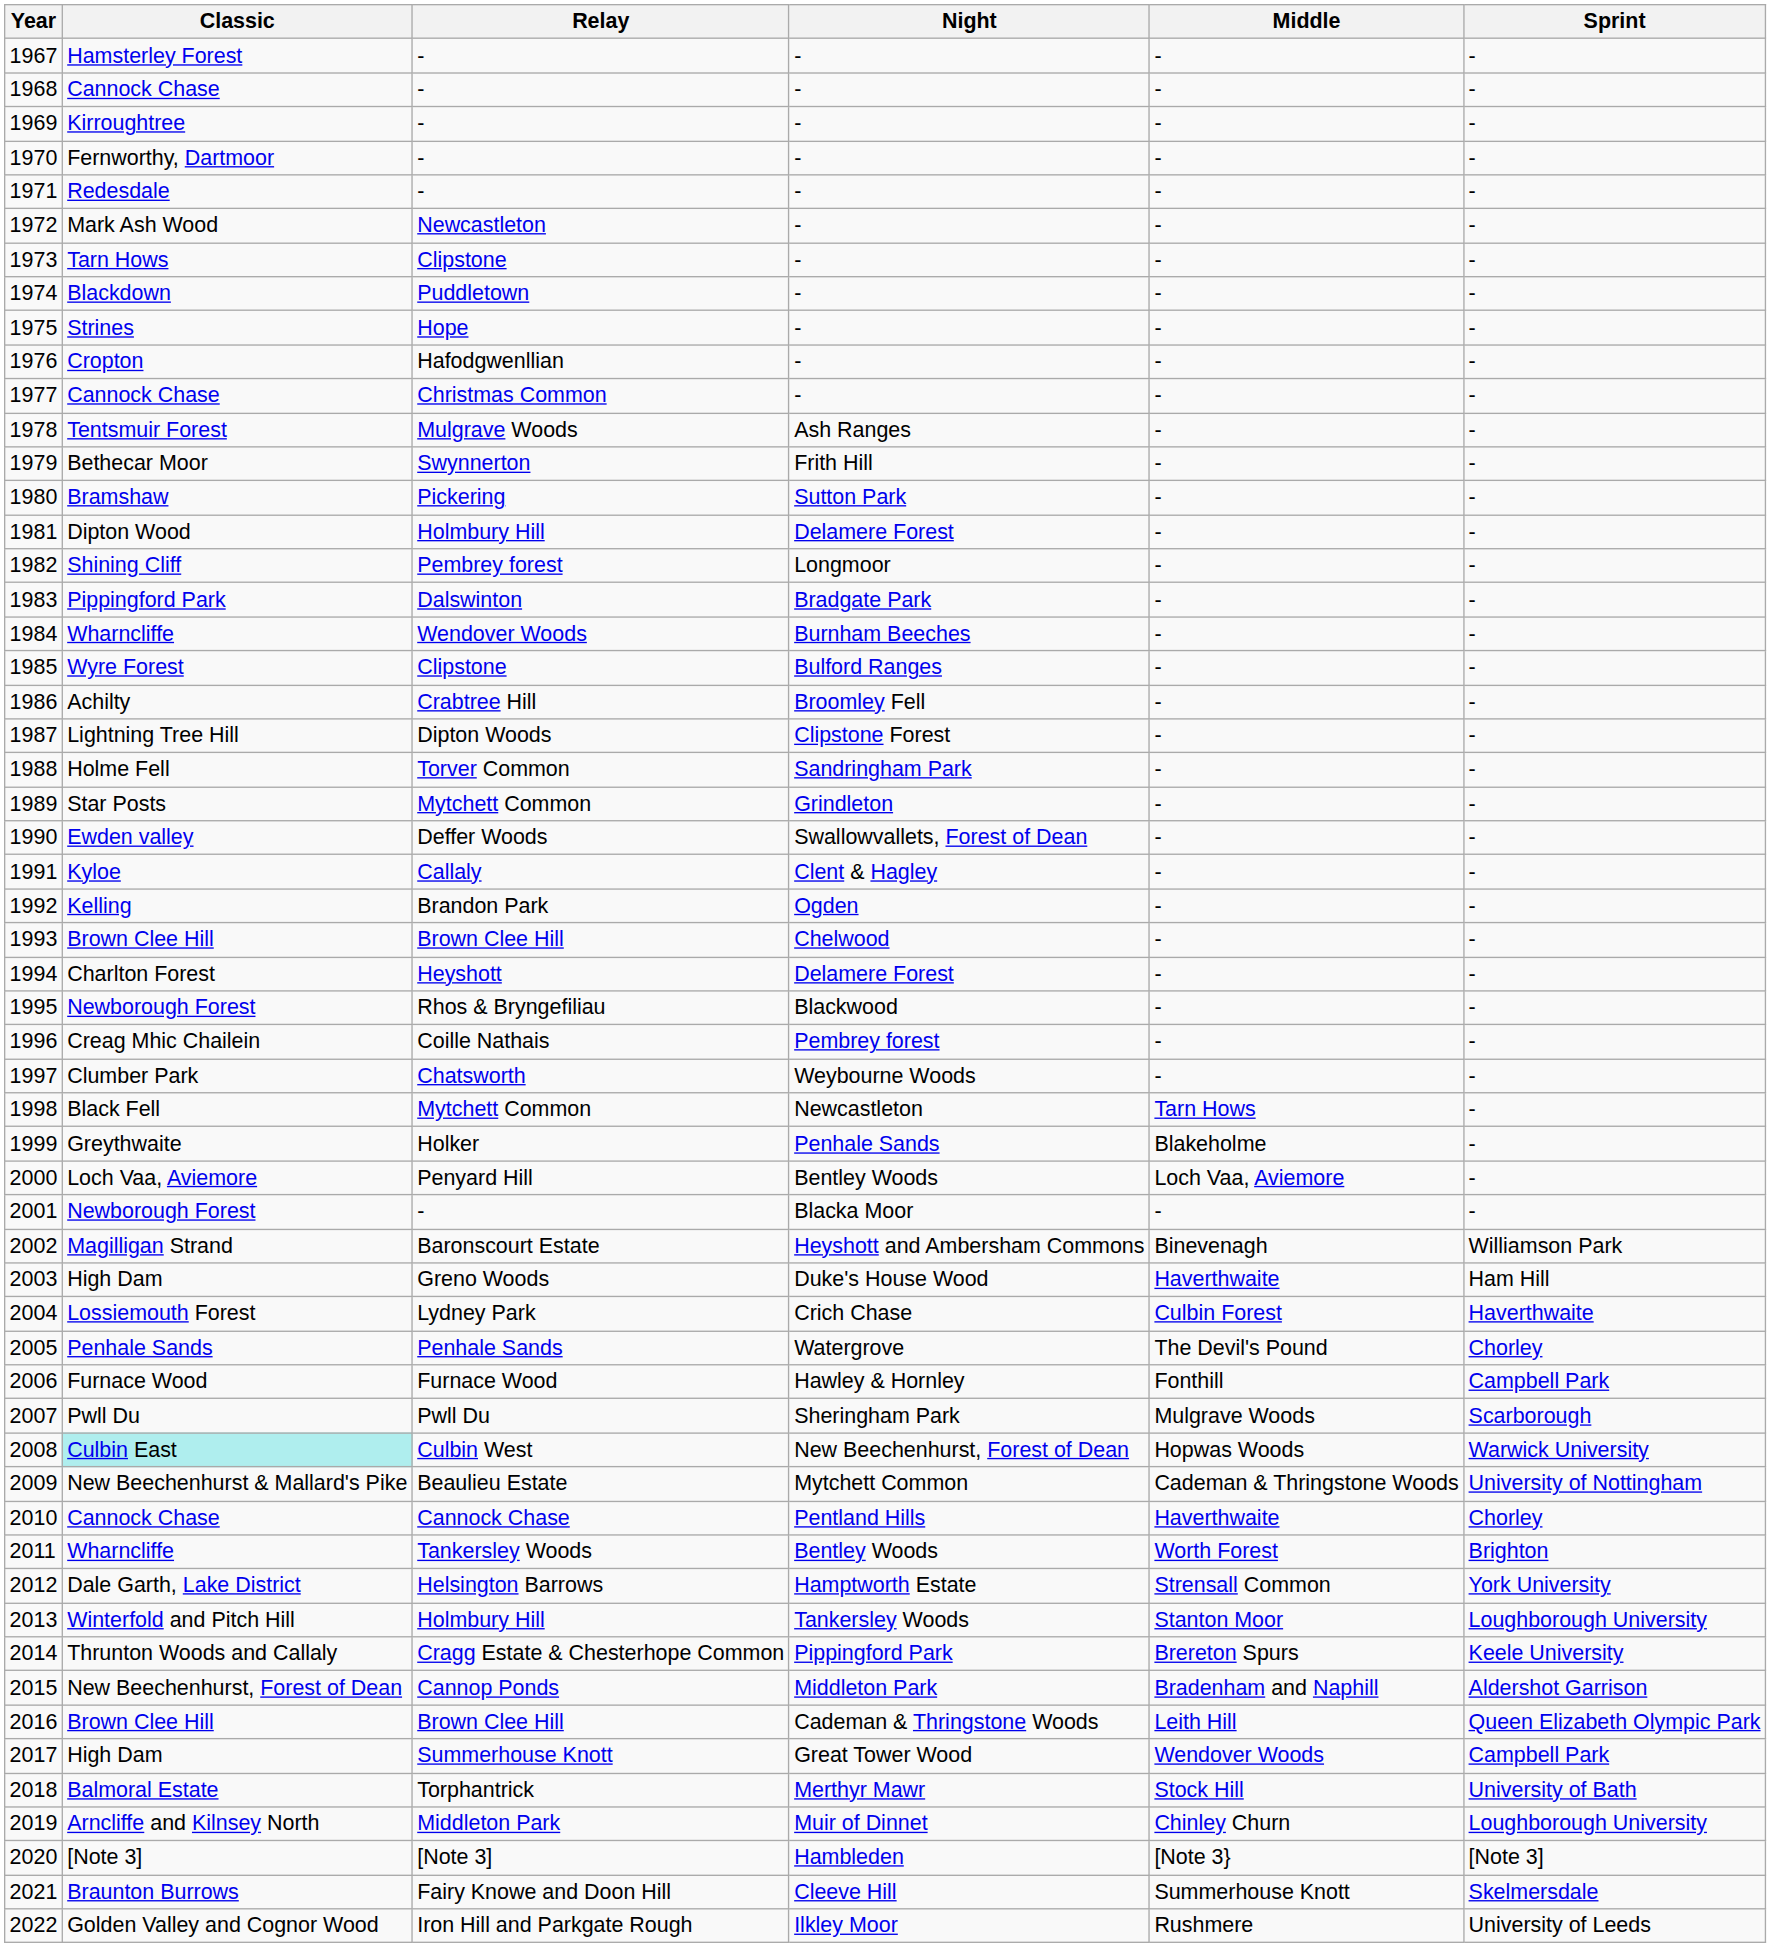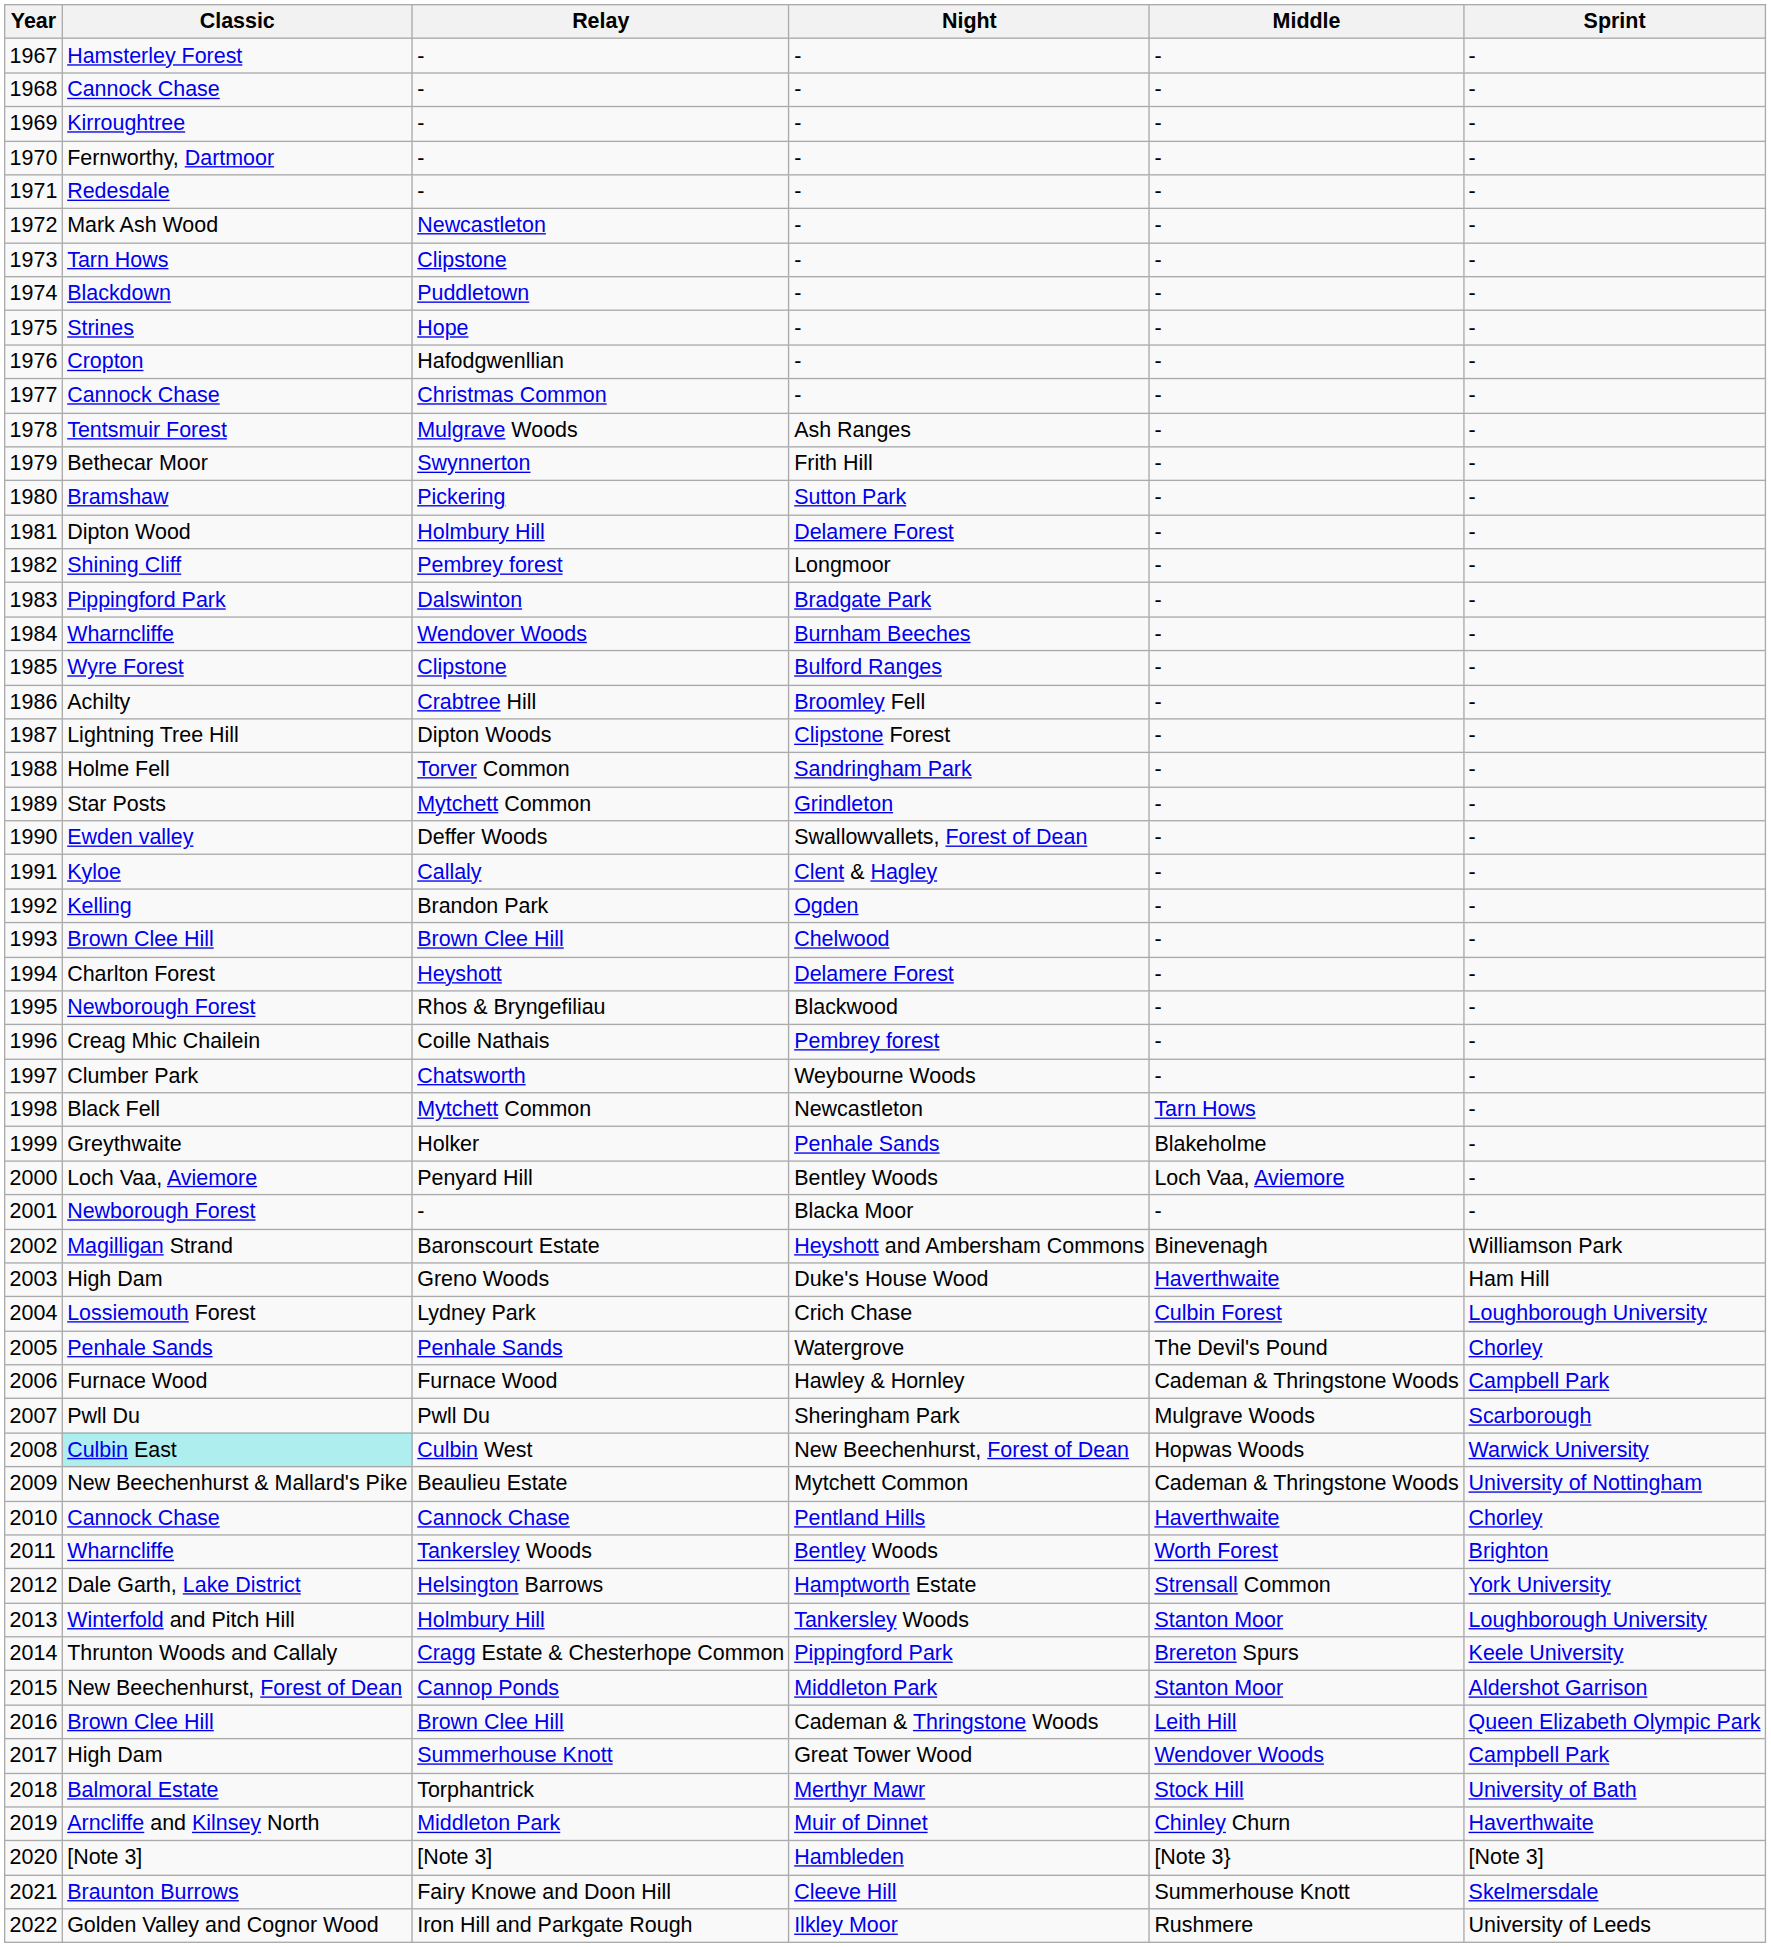(1531, 1313) Haverthwaite -> (1588, 1313) Loughborough University
(1189, 1381) Fonthill -> (1307, 1381) Cademan & Thringstone Woods
(1266, 1687) Bradenham and Naphill -> (1219, 1687) Stanton Moor
(1588, 1823) Loughborough University -> (1531, 1823) Haverthwaite
